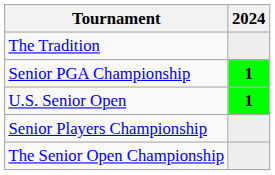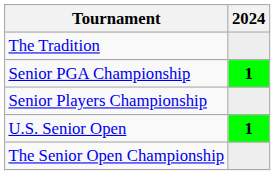rows swapped: (67, 101) <-> (108, 128)
